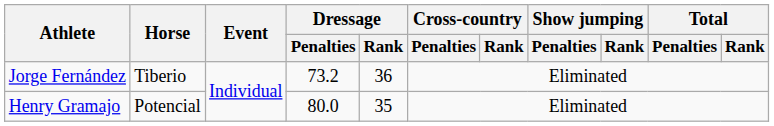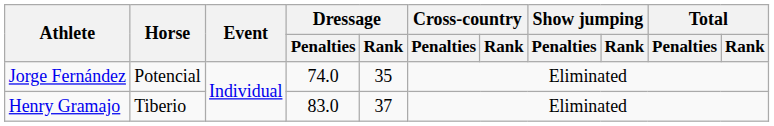(160, 76) Tiberio -> (168, 76) Potencial
(323, 76) 73.2 -> (323, 76) 74.0
(383, 76) 36 -> (383, 76) 35
(168, 106) Potencial -> (160, 106) Tiberio
(323, 106) 80.0 -> (323, 106) 83.0
(383, 106) 35 -> (383, 106) 37
